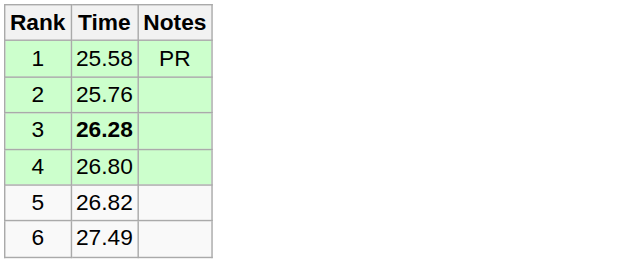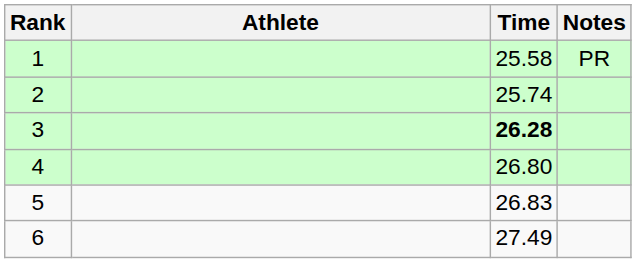+ column: (280, 22)
(104, 94) 25.76 -> (524, 94) 25.74
(104, 202) 26.82 -> (524, 202) 26.83
